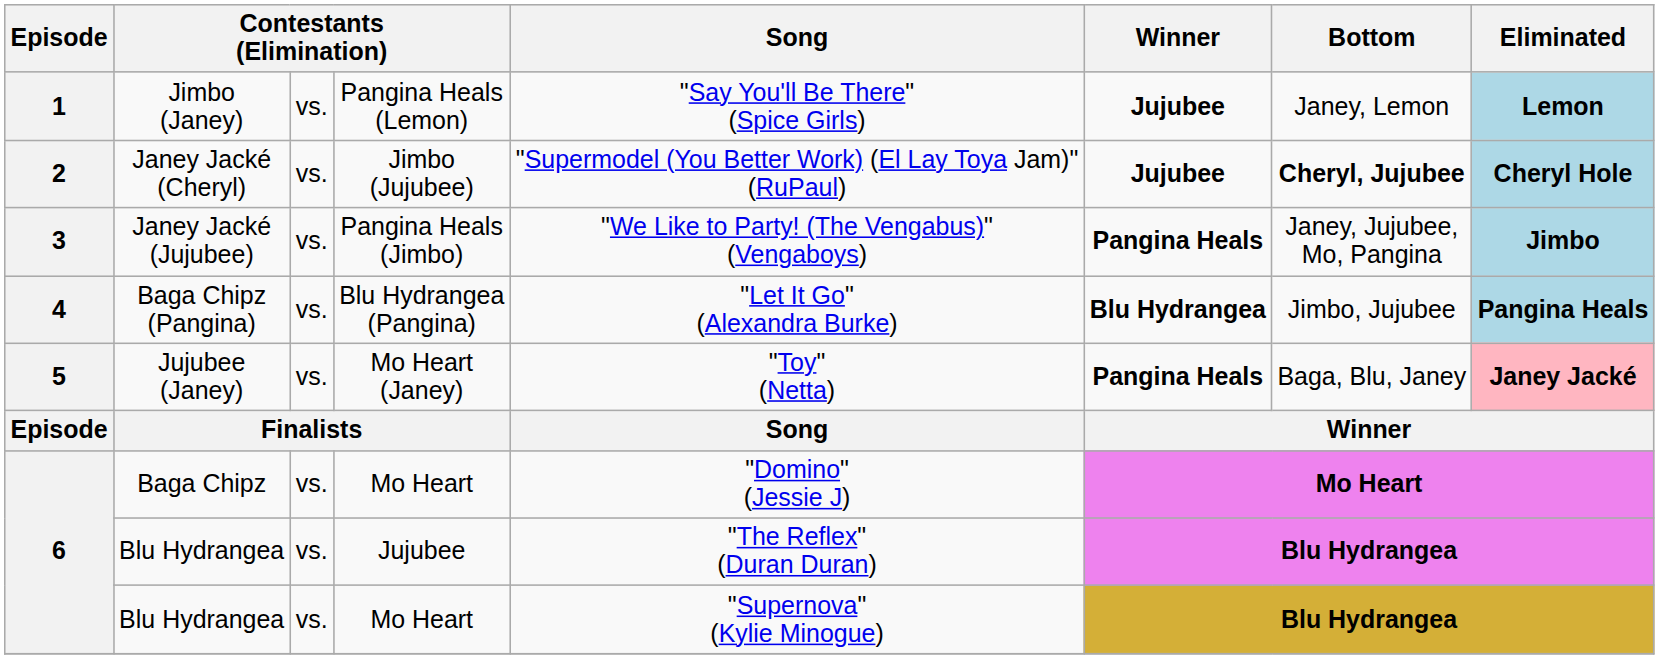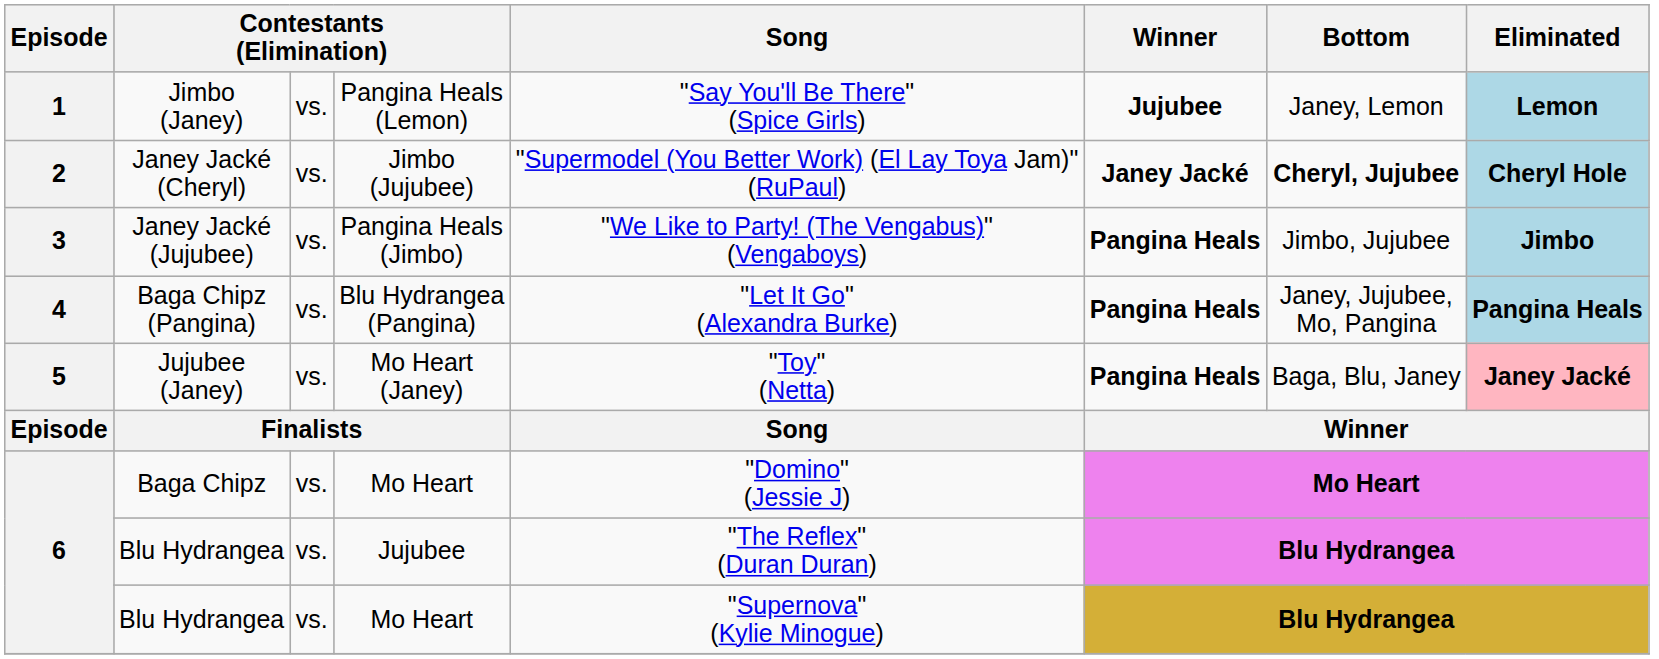(1178, 173) Jujubee -> (1175, 173) Janey Jacké
(1372, 241) Janey, Jujubee, Mo, Pangina -> (1366, 241) Jimbo, Jujubee
(1178, 308) Blu Hydrangea -> (1175, 308) Pangina Heals
(1372, 308) Jimbo, Jujubee -> (1366, 308) Janey, Jujubee, Mo, Pangina
